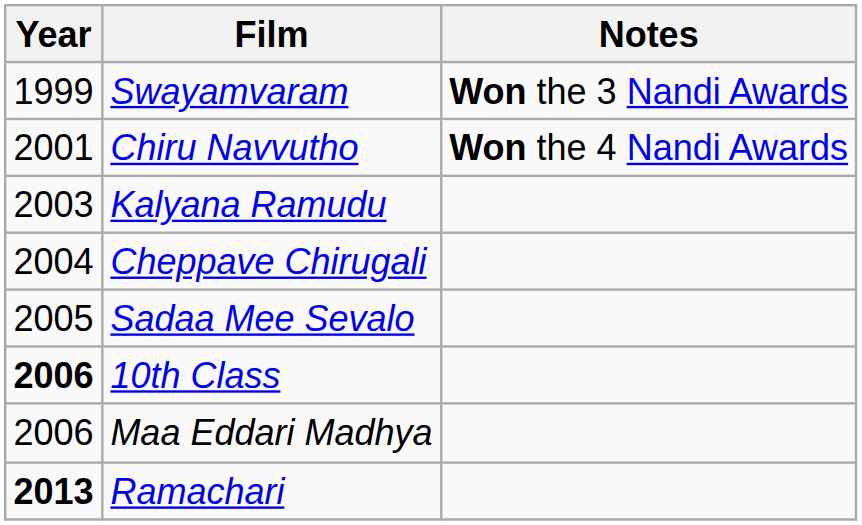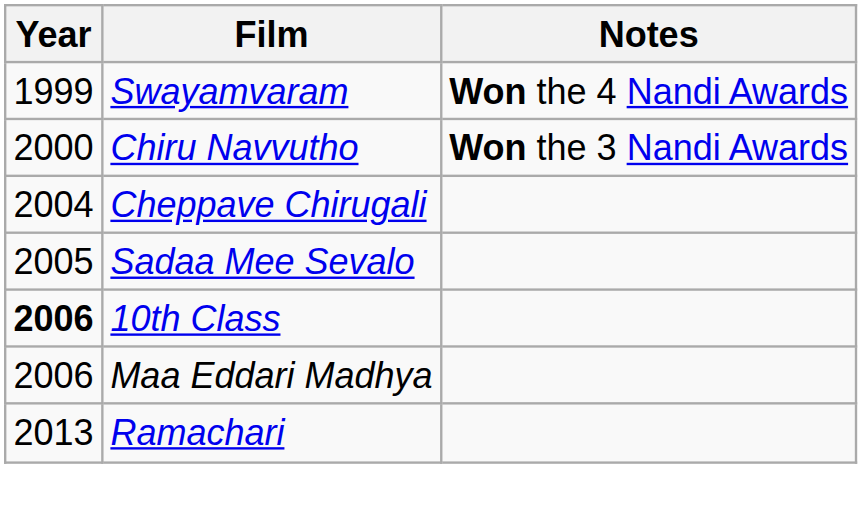(649, 91) Won the 3 Nandi Awards -> (649, 91) Won the 4 Nandi Awards
(54, 148) 2001 -> (54, 148) 2000
(649, 148) Won the 4 Nandi Awards -> (649, 148) Won the 3 Nandi Awards
- row: (248, 205)
(54, 490) bold -> (54, 433) normal
